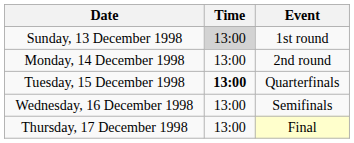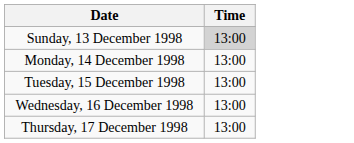- column: (302, 15)
(230, 82) bold -> (230, 82) normal
